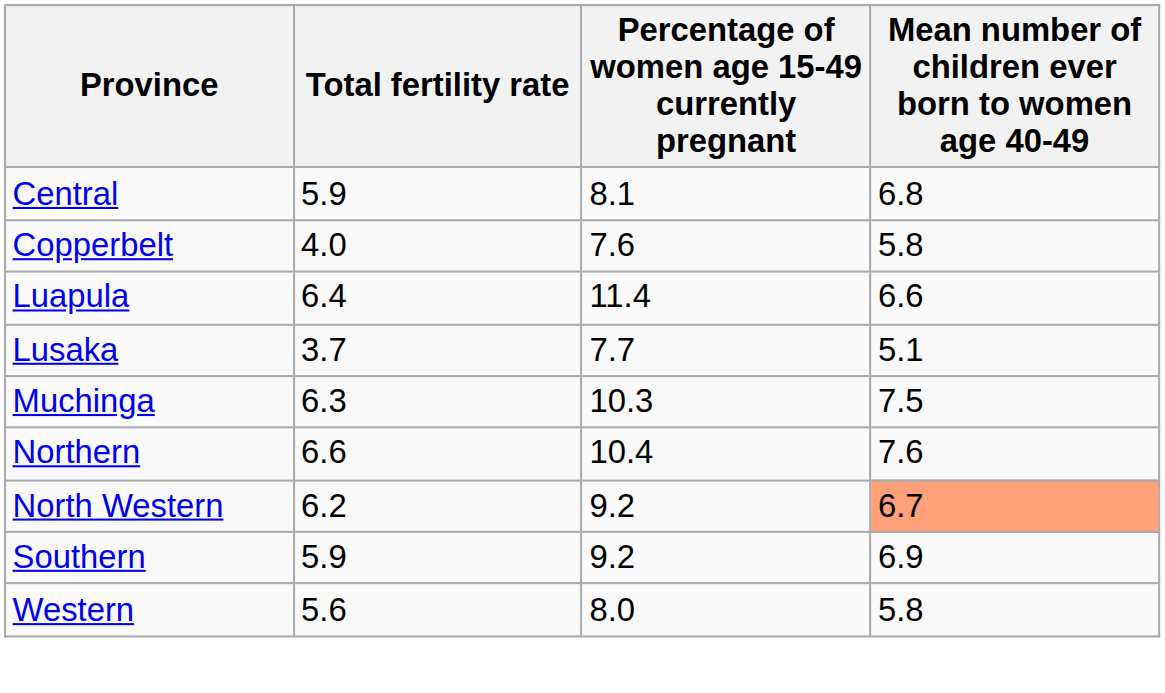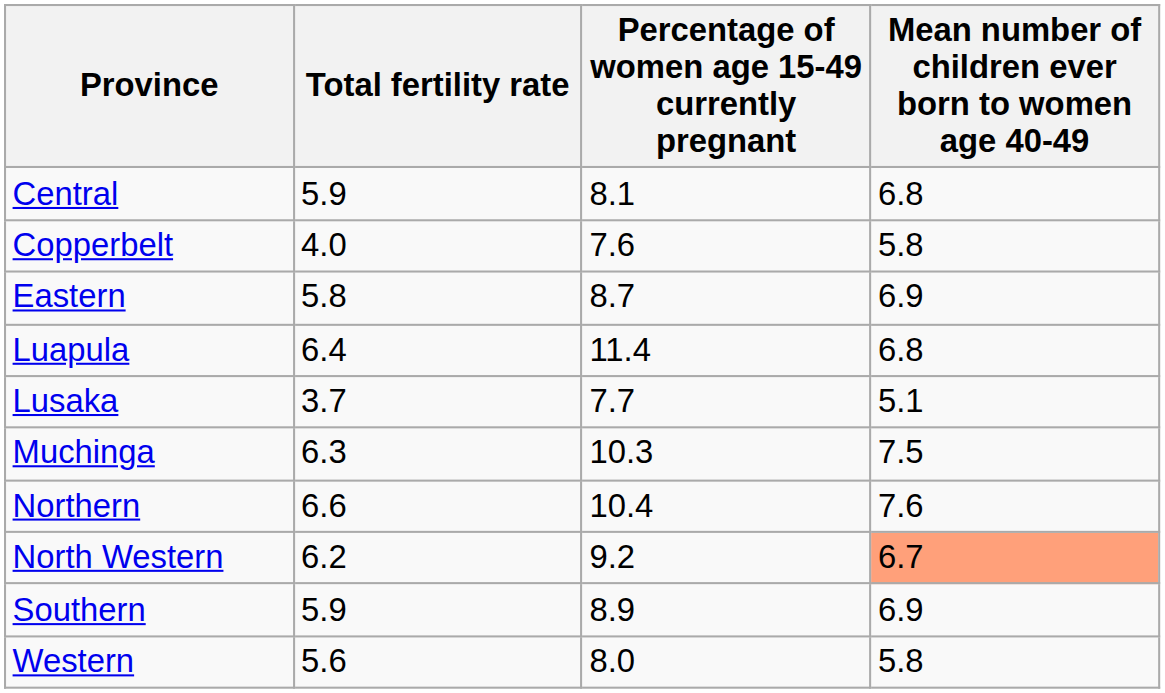+ row: (69, 297)
(901, 297) 6.6 -> (901, 349) 6.8
(612, 557) 9.2 -> (612, 609) 8.9
